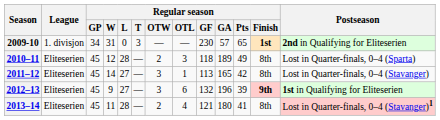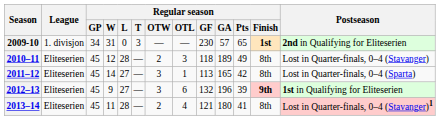(349, 59) Lost in Quarter-finals, 0–4 (Sparta) -> (356, 59) Lost in Quarter-finals, 0–4 (Stavanger)
(356, 74) Lost in Quarter-finals, 0–4 (Stavanger) -> (349, 74) Lost in Quarter-finals, 0–4 (Sparta)
